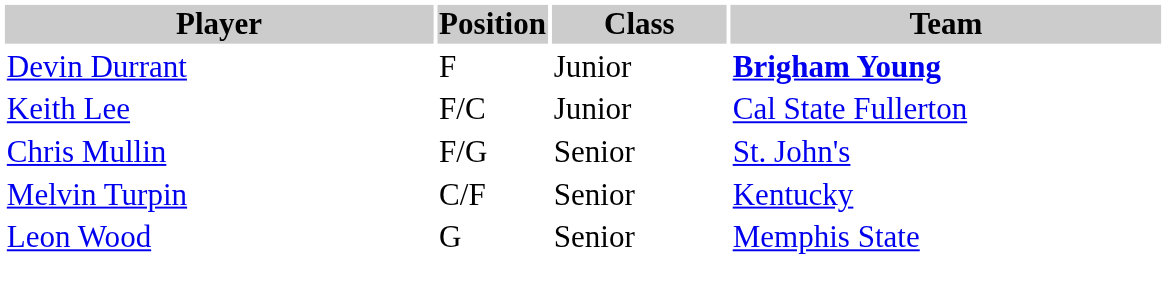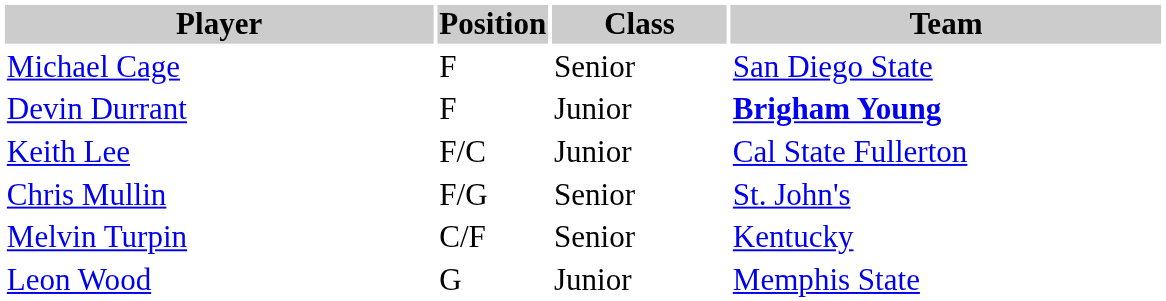+ row: (93, 66)
(594, 237) Senior -> (593, 279) Junior
